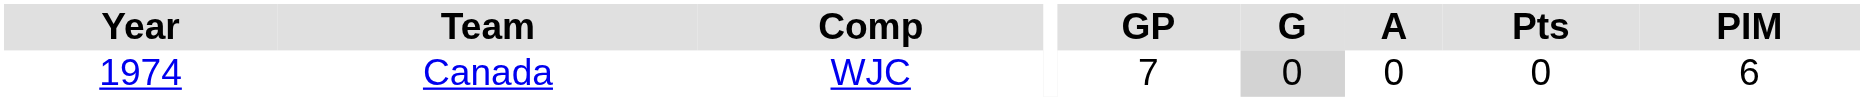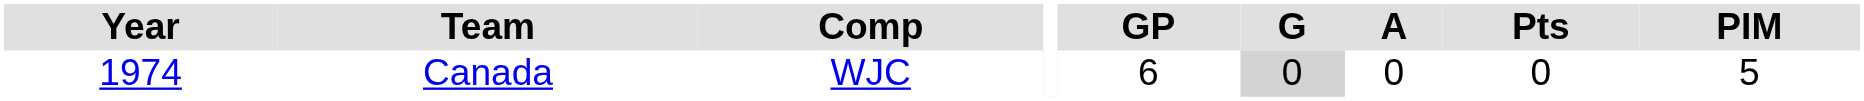(1148, 72) 7 -> (1148, 72) 6
(1749, 72) 6 -> (1749, 72) 5
